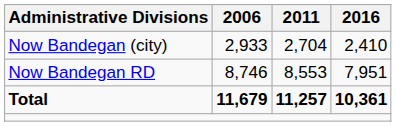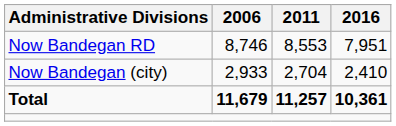rows swapped: (82, 72) <-> (88, 45)
